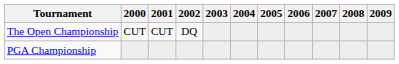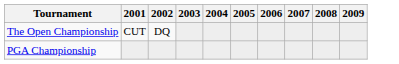- column: (135, 13)
